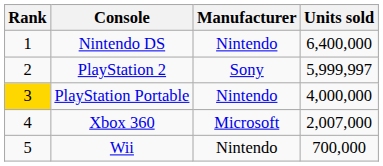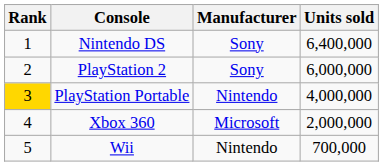(247, 43) Nintendo -> (247, 43) Sony
(339, 69) 5,999,997 -> (339, 69) 6,000,000
(339, 122) 2,007,000 -> (339, 122) 2,000,000
